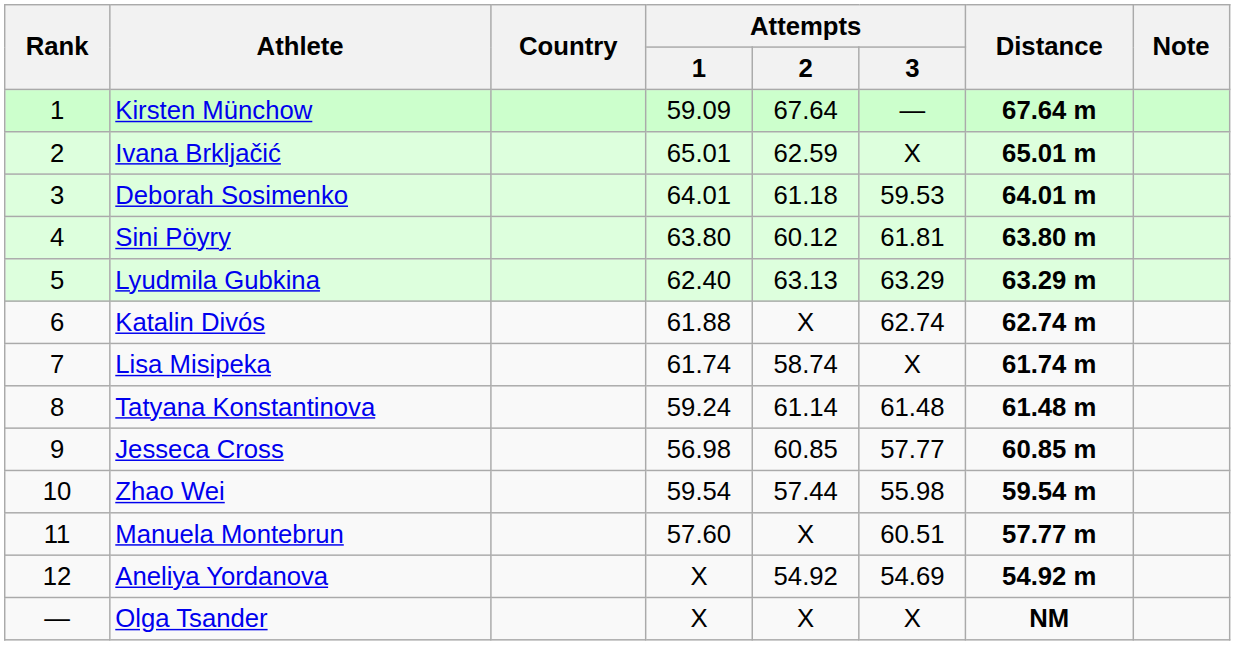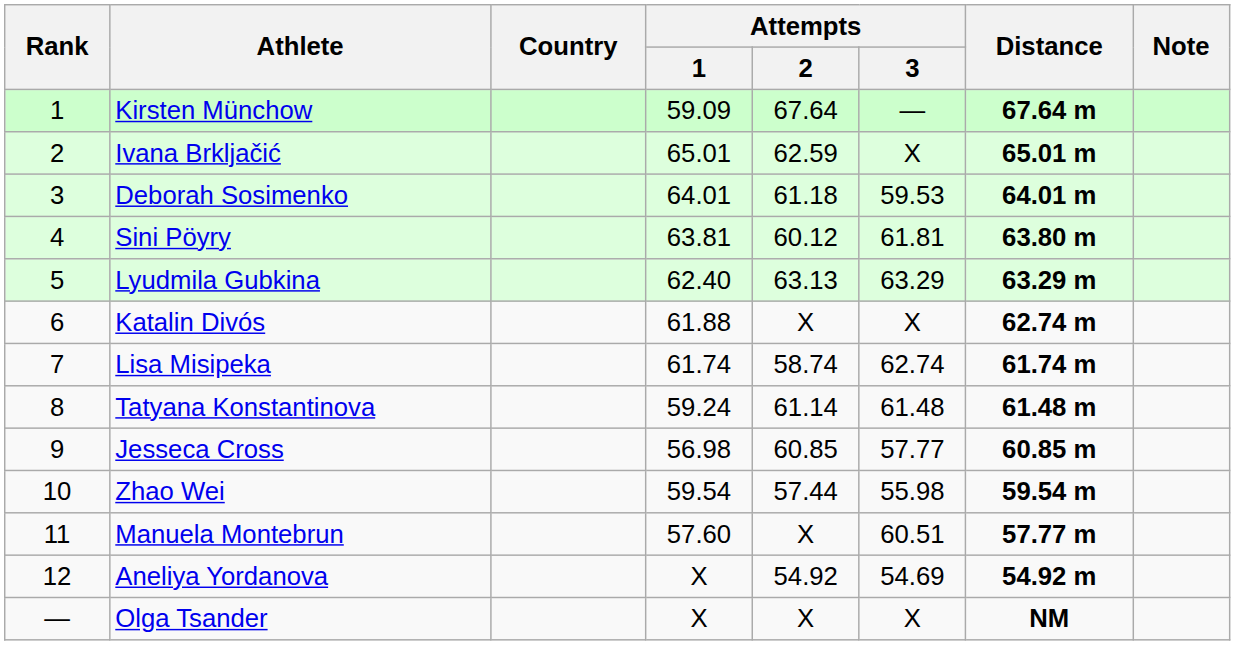(699, 237) 63.80 -> (699, 237) 63.81
(912, 321) 62.74 -> (912, 321) X
(912, 364) X -> (912, 364) 62.74
